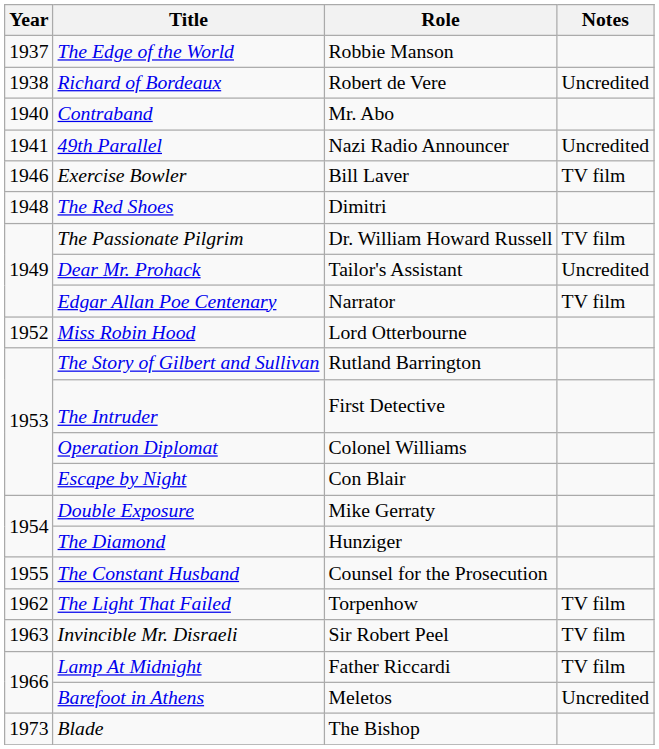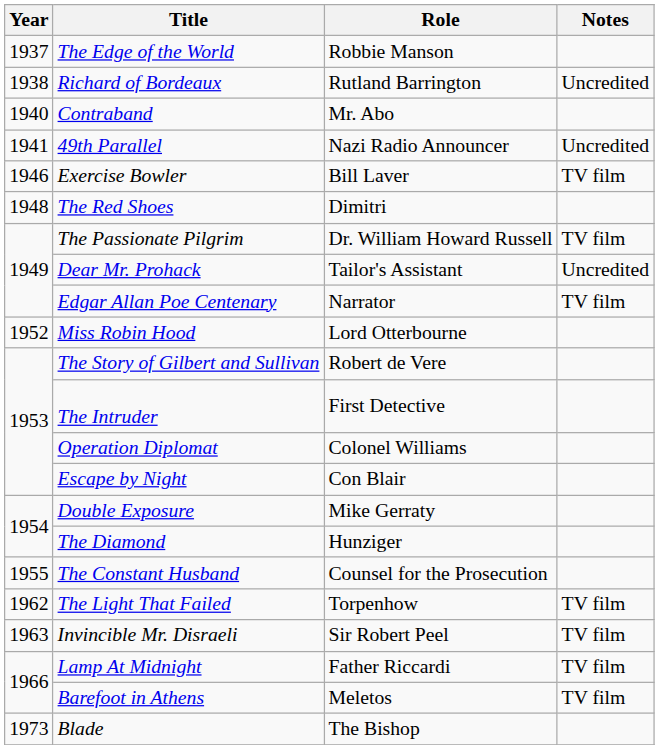(387, 82) Robert de Vere -> (405, 82) Rutland Barrington
(405, 363) Rutland Barrington -> (387, 363) Robert de Vere
(605, 697) Uncredited -> (593, 697) TV film
